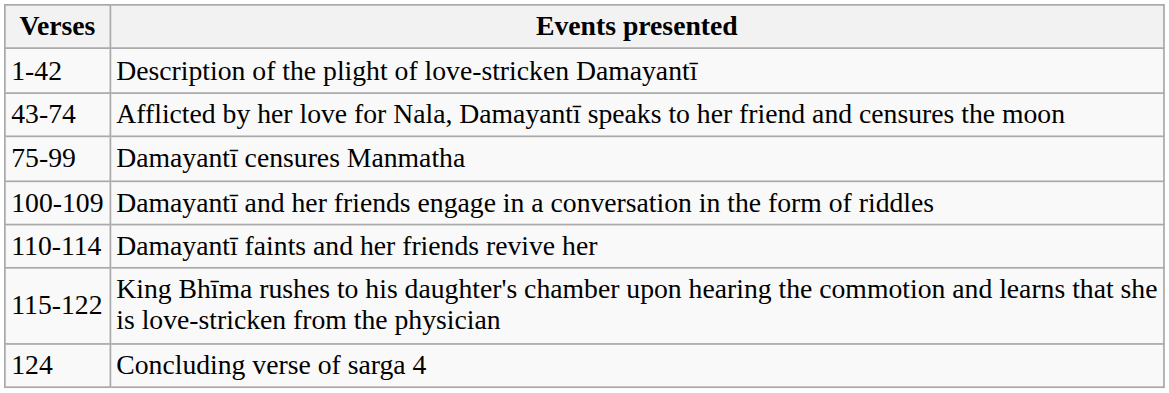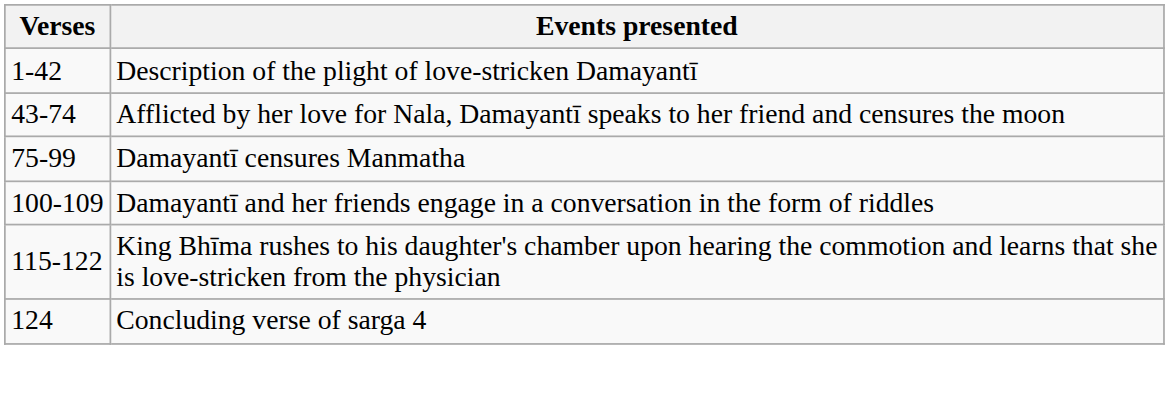- row: (357, 245)
